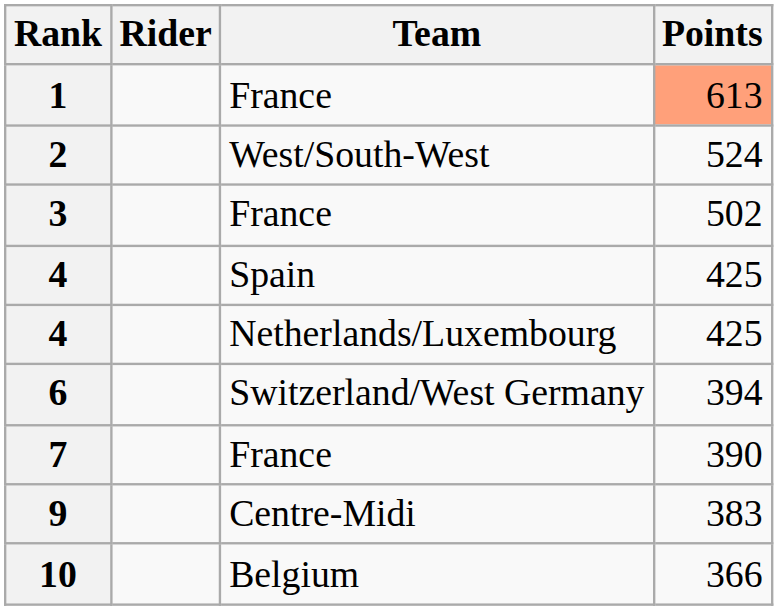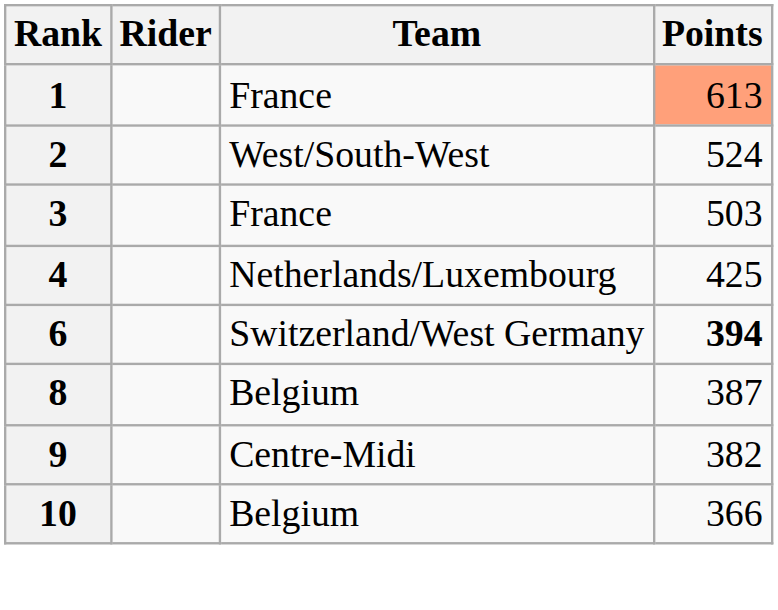(734, 214) 502 -> (734, 214) 503
- row: (58, 273)
(734, 393) normal -> (734, 333) bold
- row: (58, 453)
+ row: (58, 393)
(734, 513) 383 -> (734, 453) 382
